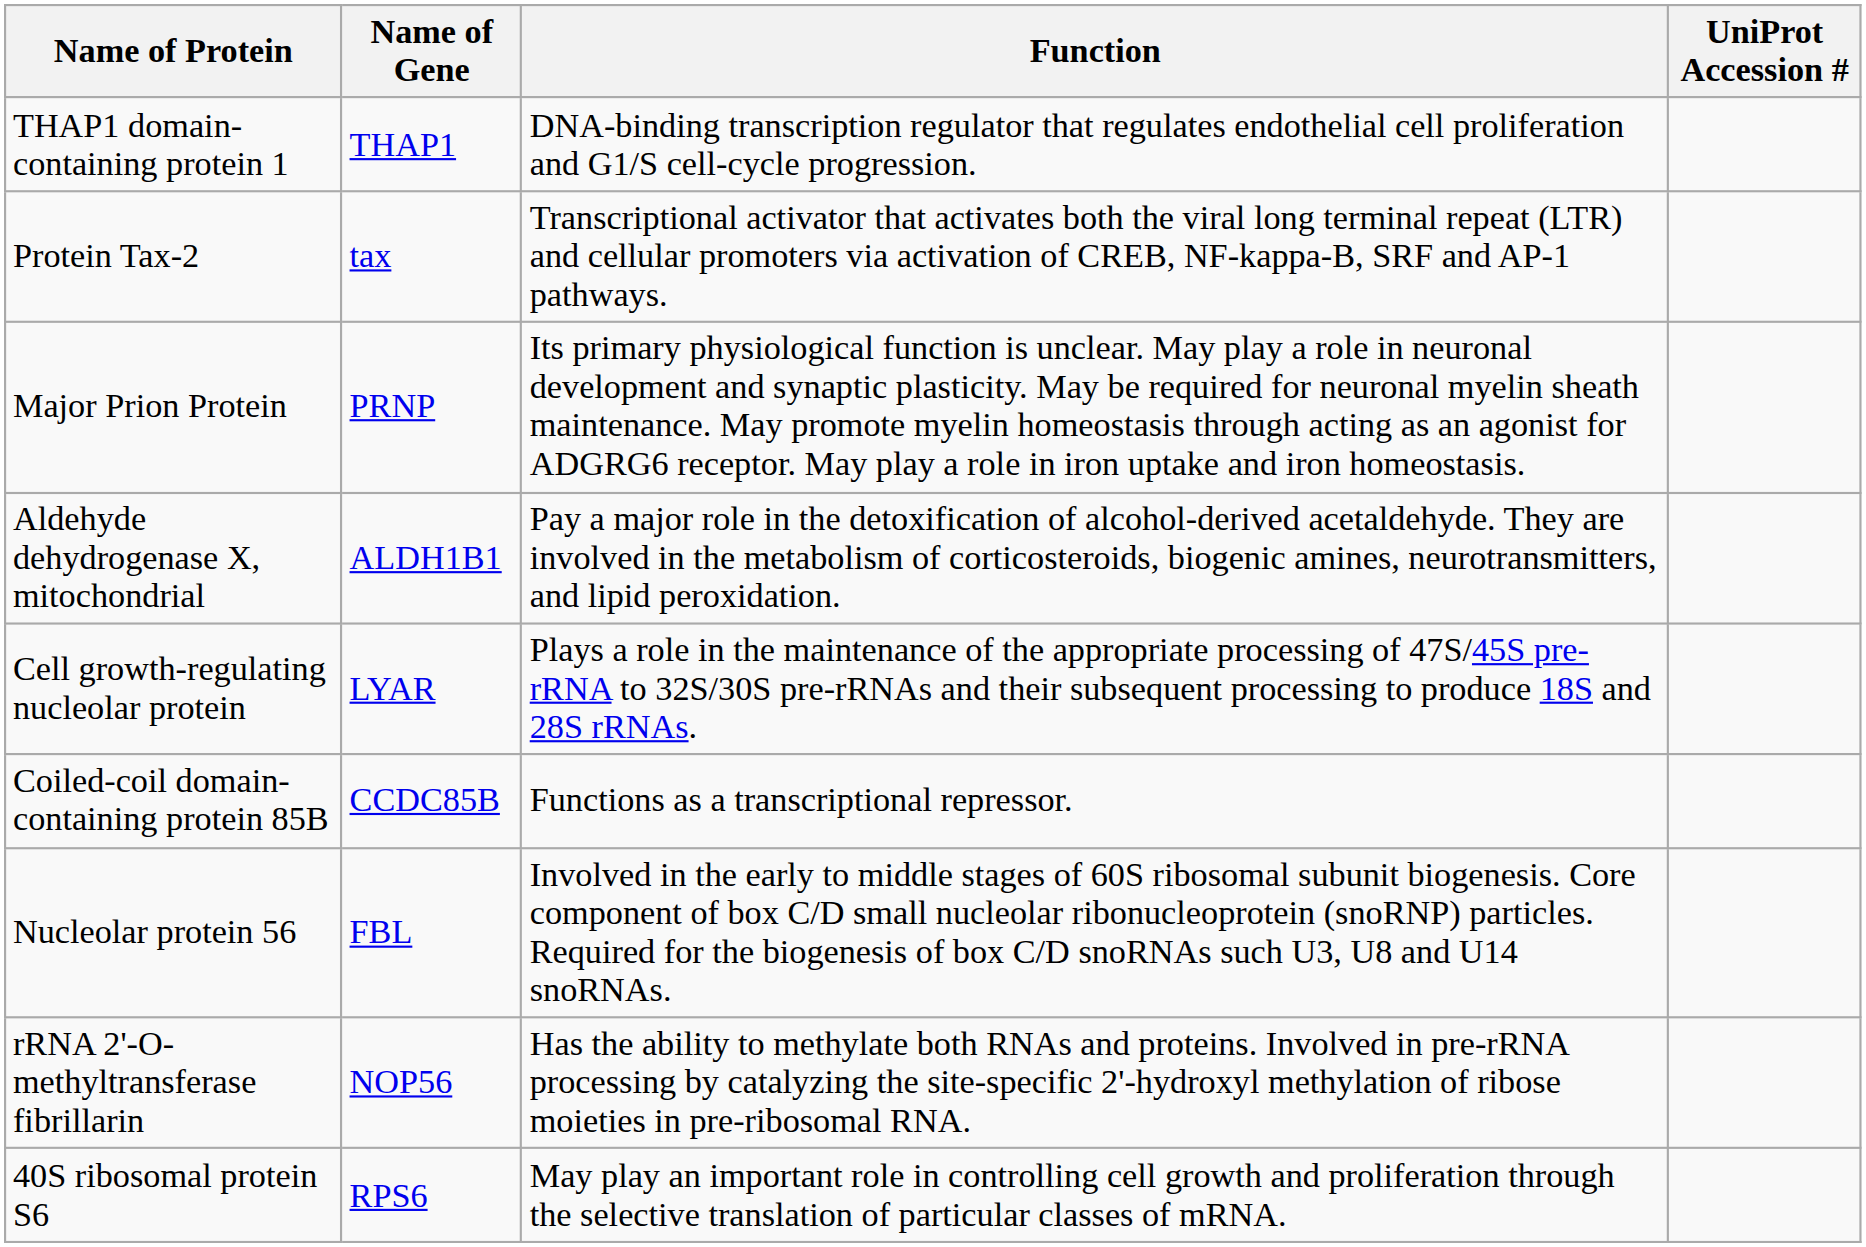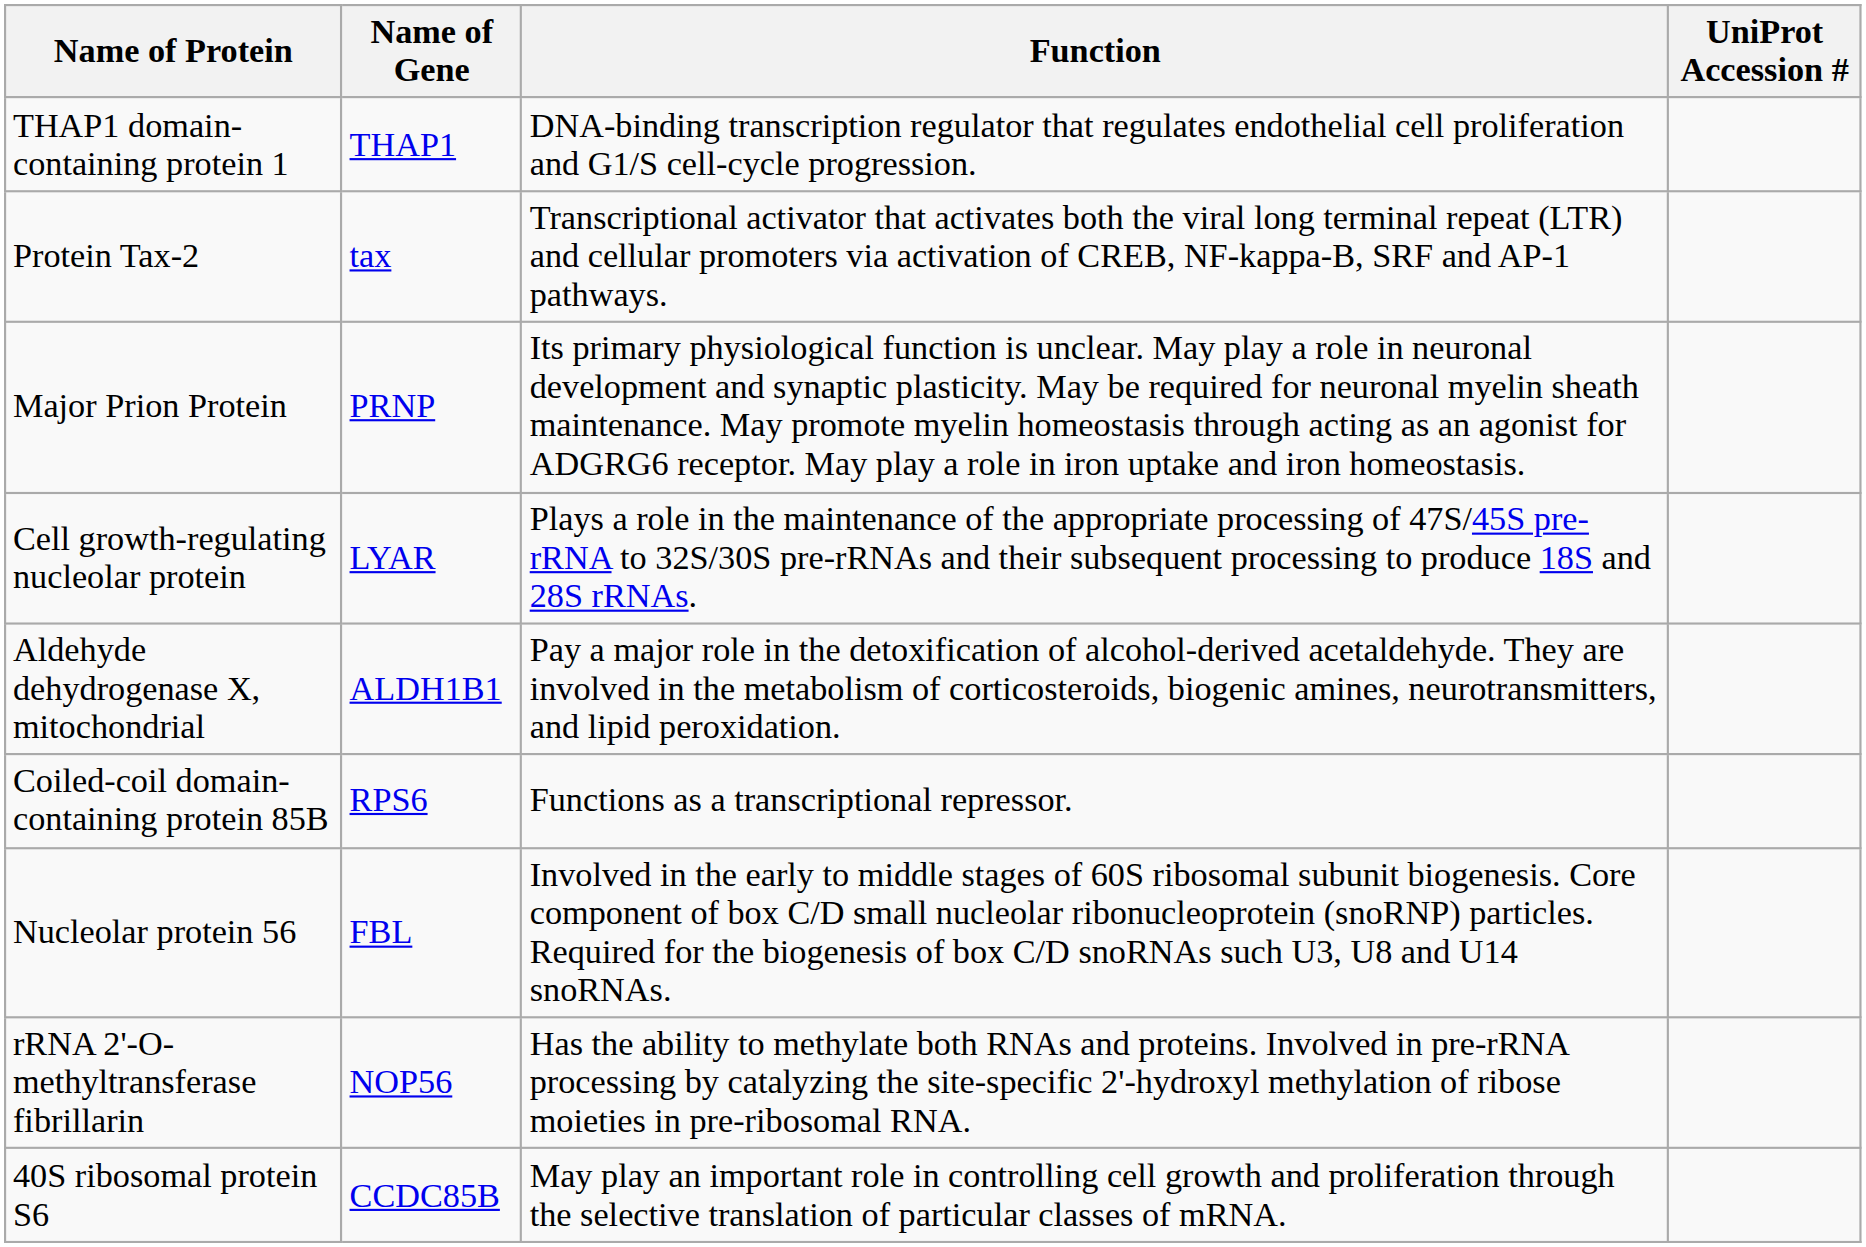rows swapped: (137, 557) <-> (169, 688)
(425, 800) CCDC85B -> (389, 800) RPS6
(389, 1194) RPS6 -> (425, 1194) CCDC85B
